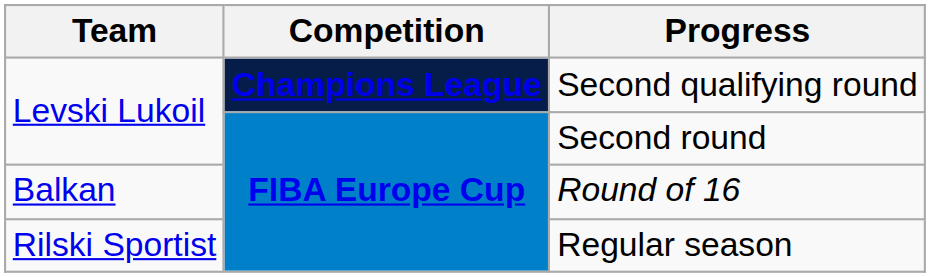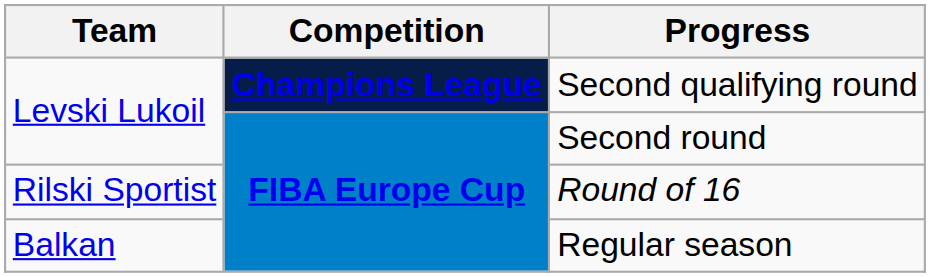(64, 191) Balkan -> (115, 191) Rilski Sportist
(115, 244) Rilski Sportist -> (64, 244) Balkan
